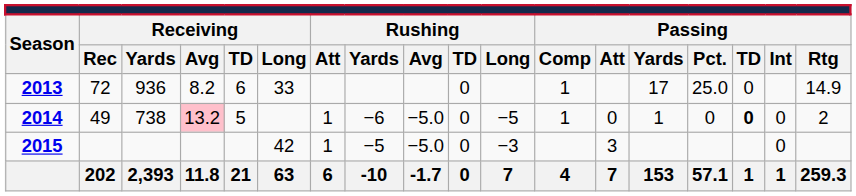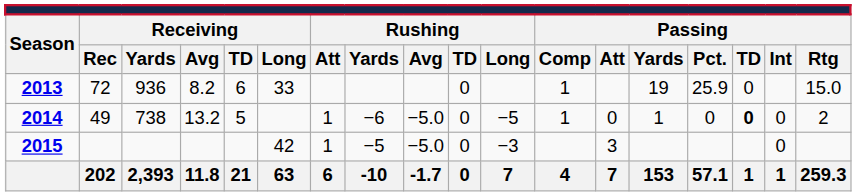(659, 88) 17 -> (659, 88) 19
(710, 88) 25.0 -> (710, 88) 25.9
(823, 88) 14.9 -> (823, 88) 15.0
(202, 117) pink background -> (202, 117) no background
